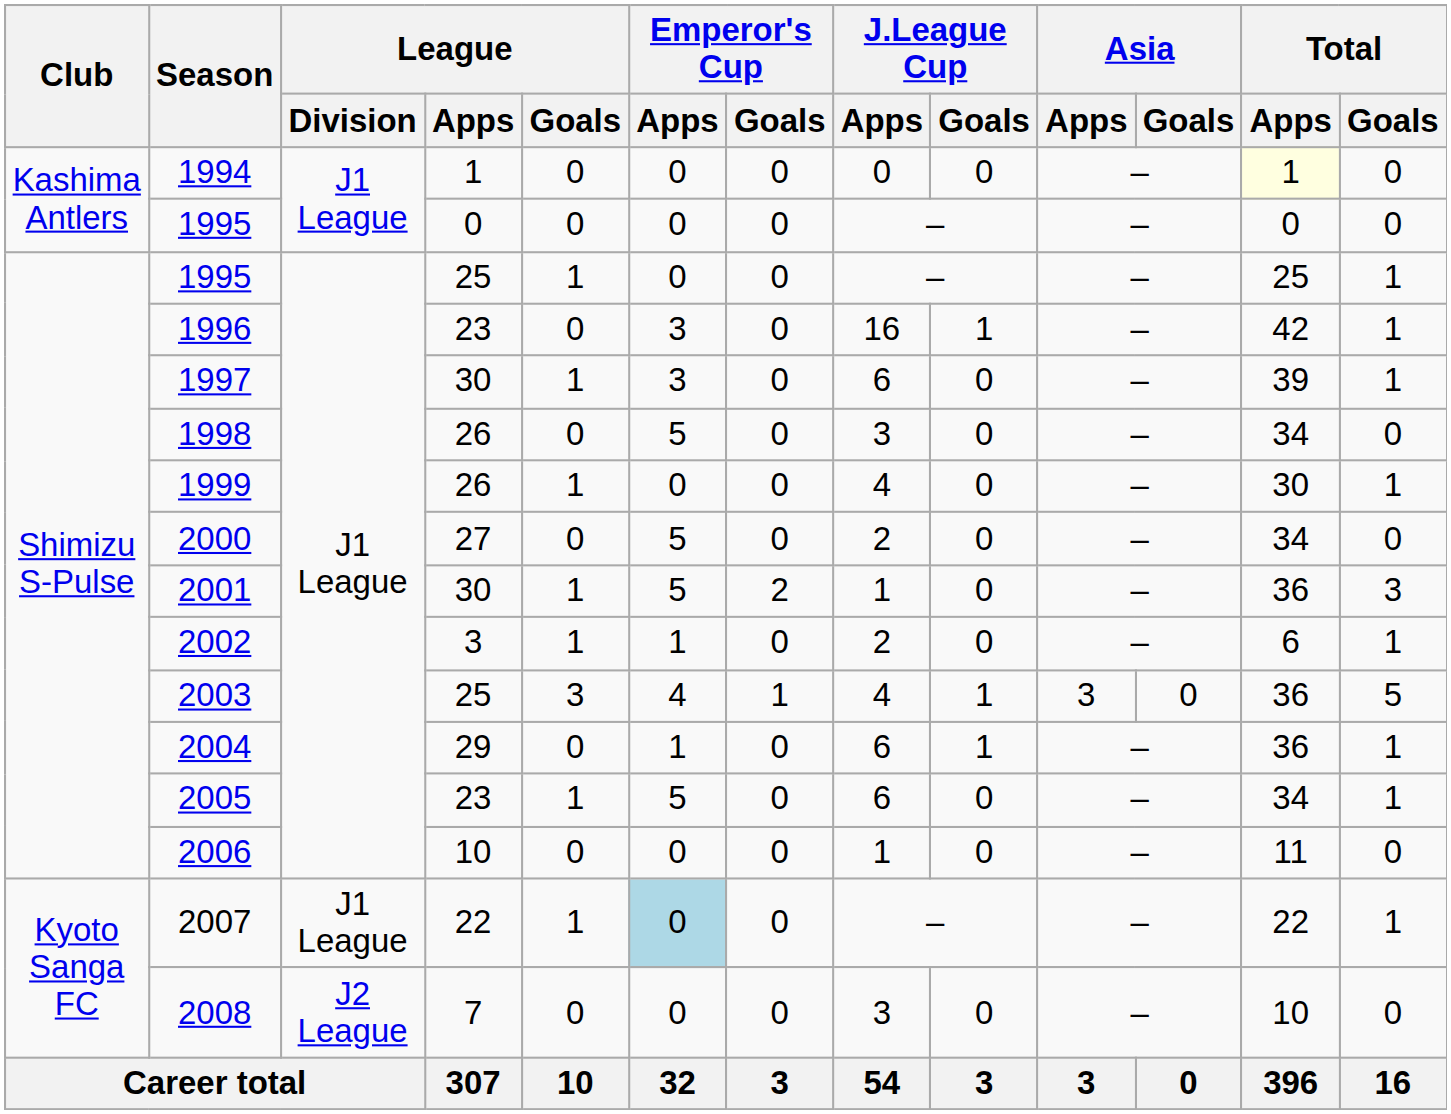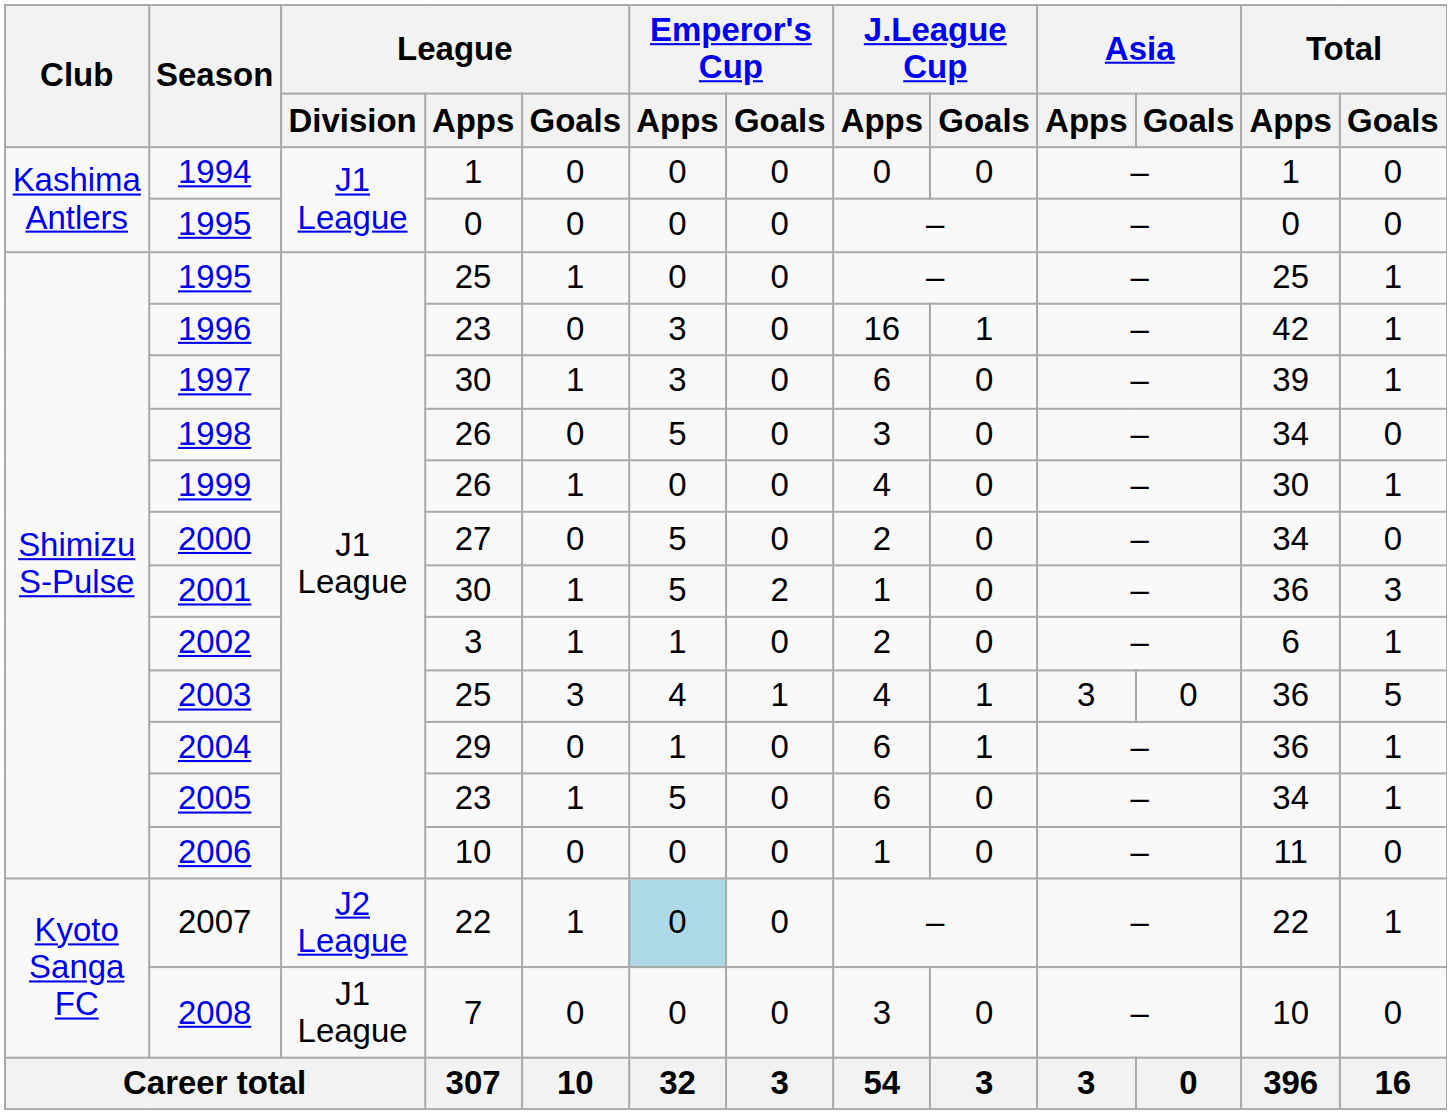(1291, 172) lightyellow background -> (1291, 172) no background
(353, 922) J1 League -> (353, 922) J2 League
(353, 1011) J2 League -> (353, 1011) J1 League
